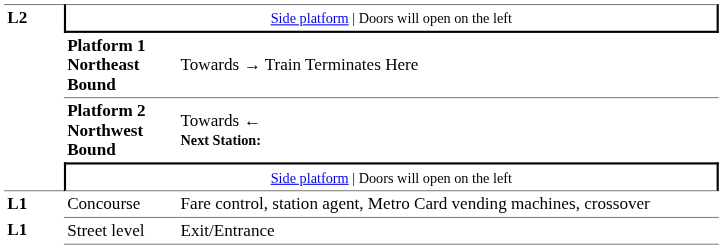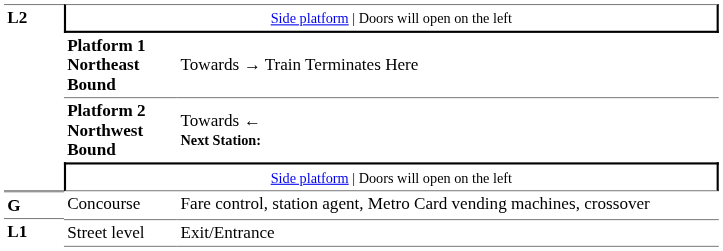(17, 204) L1 -> (14, 205) G
